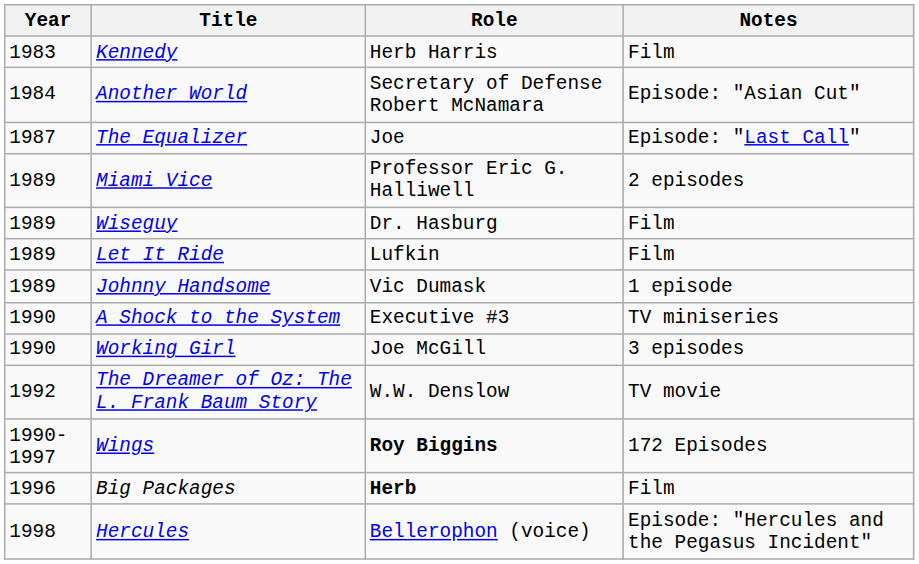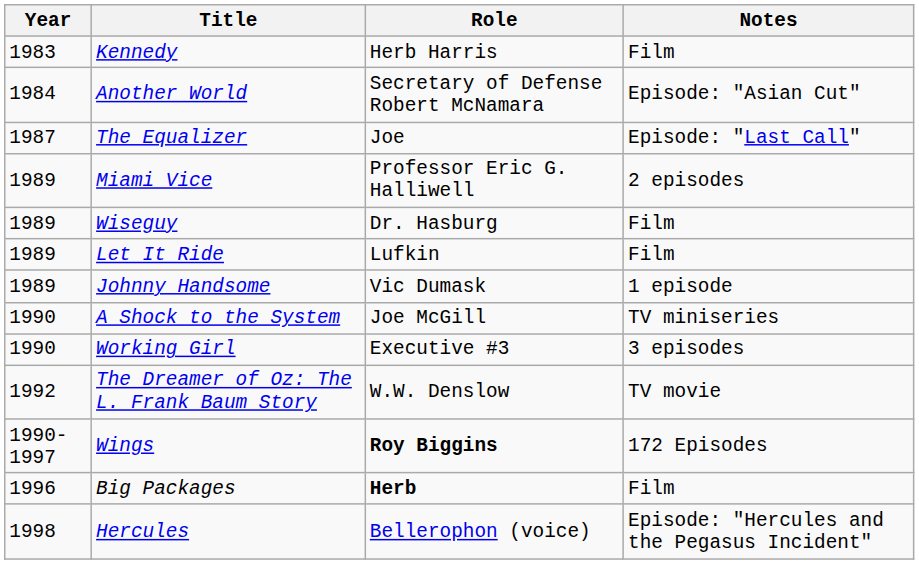(440, 318) Executive #3 -> (428, 318) Joe McGill
(428, 349) Joe McGill -> (440, 349) Executive #3
